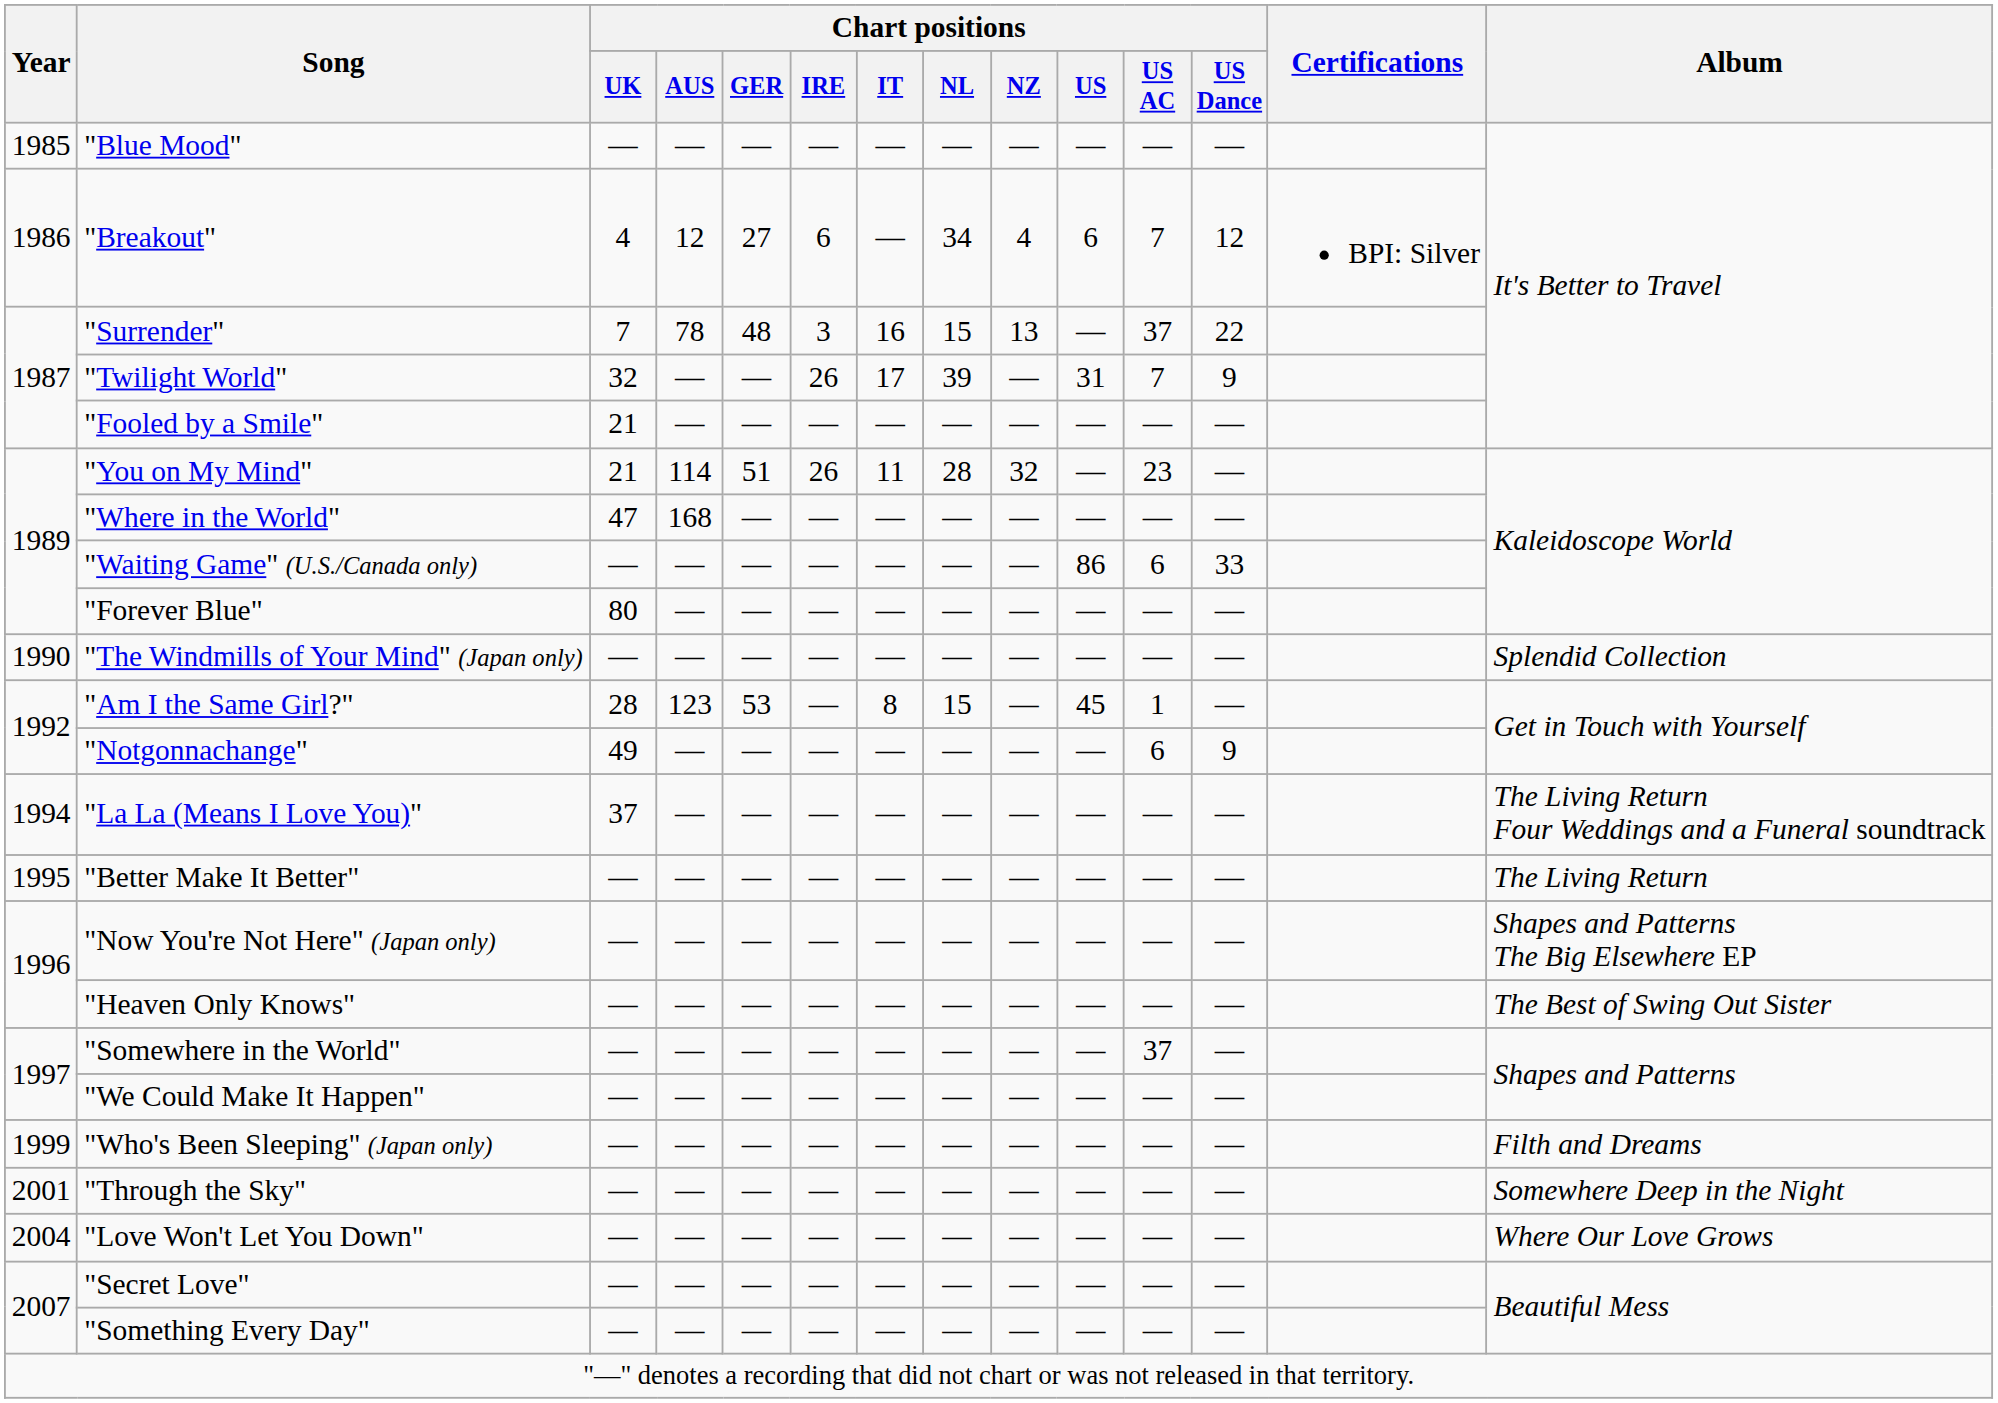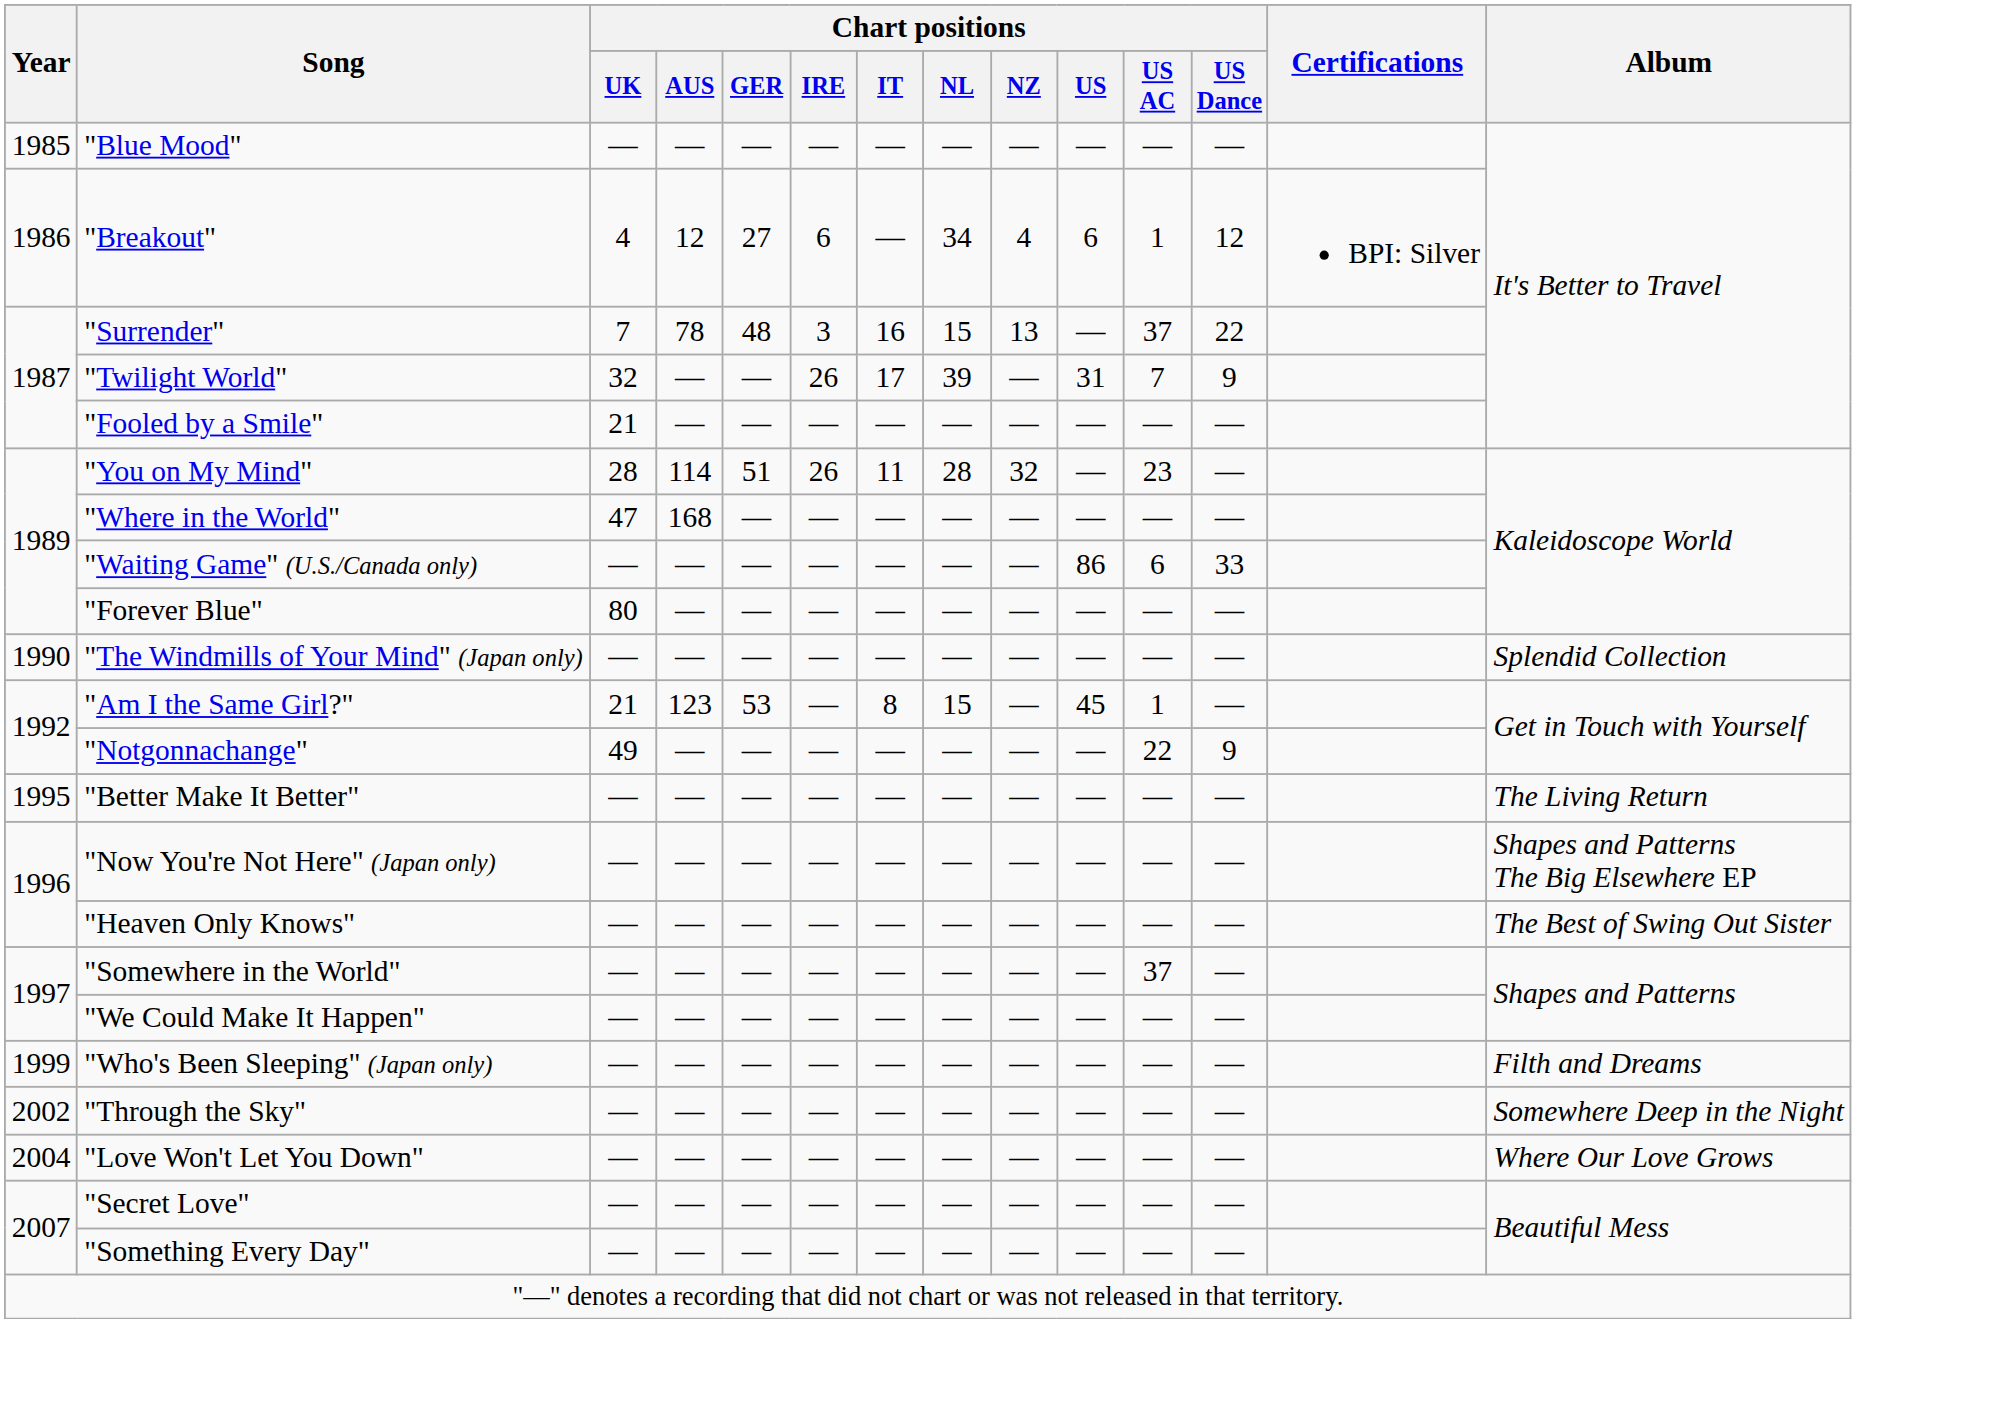(1157, 237) 7 -> (1157, 237) 1
(623, 470) 21 -> (623, 470) 28
(623, 703) 28 -> (623, 703) 21
(1157, 750) 6 -> (1157, 750) 22
- row: (253, 813)
(41, 1190) 2001 -> (41, 1110) 2002
